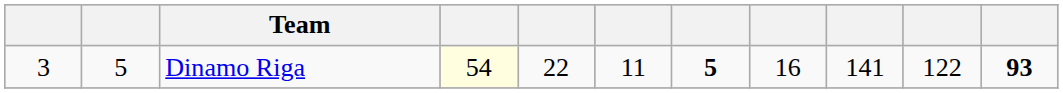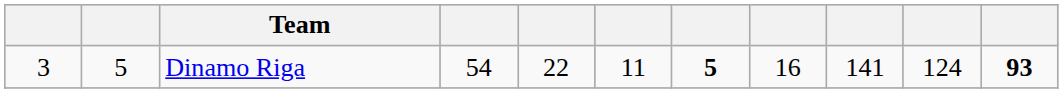(479, 66) lightyellow background -> (479, 66) no background
(942, 66) 122 -> (942, 66) 124
